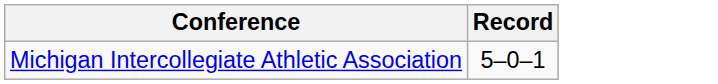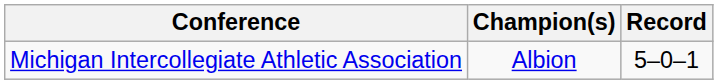+ column: (544, 23)
